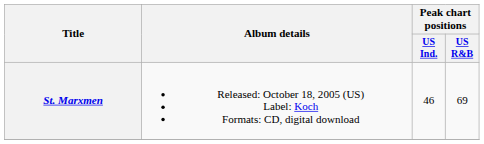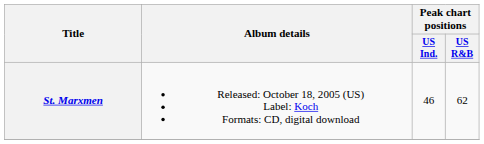(462, 100) 69 -> (462, 100) 62
